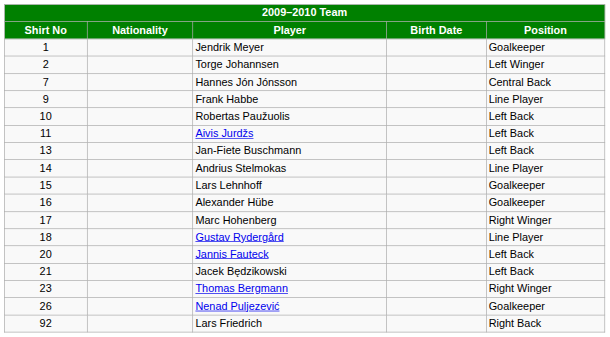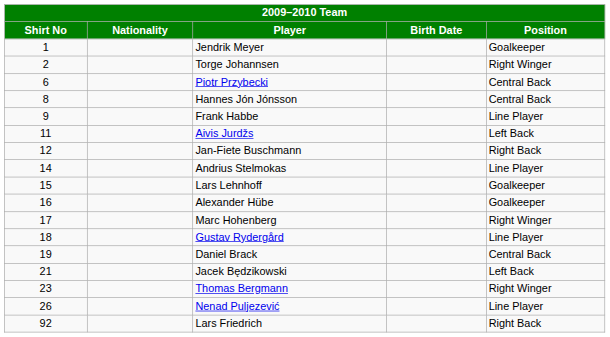(516, 64) Left Winger -> (520, 64) Right Winger
+ row: (232, 82)
(46, 82) 7 -> (46, 99) 8
- row: (243, 116)
(46, 151) 13 -> (46, 151) 12
(511, 151) Left Back -> (515, 151) Right Back
+ row: (226, 254)
- row: (232, 254)
(517, 306) Goalkeeper -> (516, 306) Line Player
